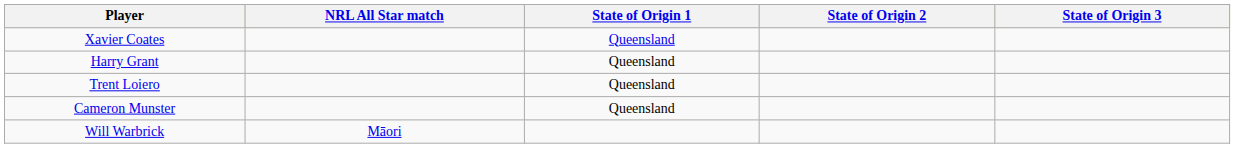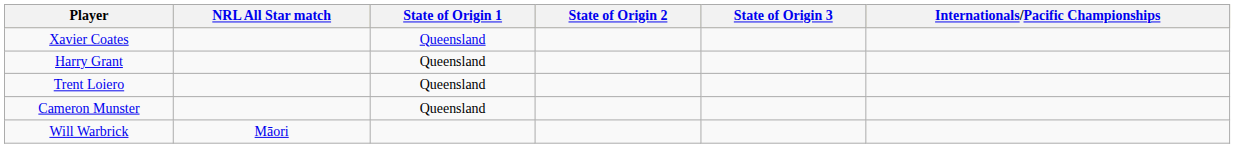+ column: (1048, 16)
